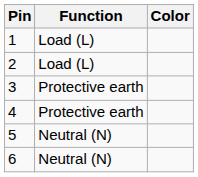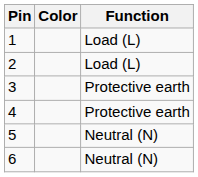columns swapped: (170, 16) <-> (91, 16)
